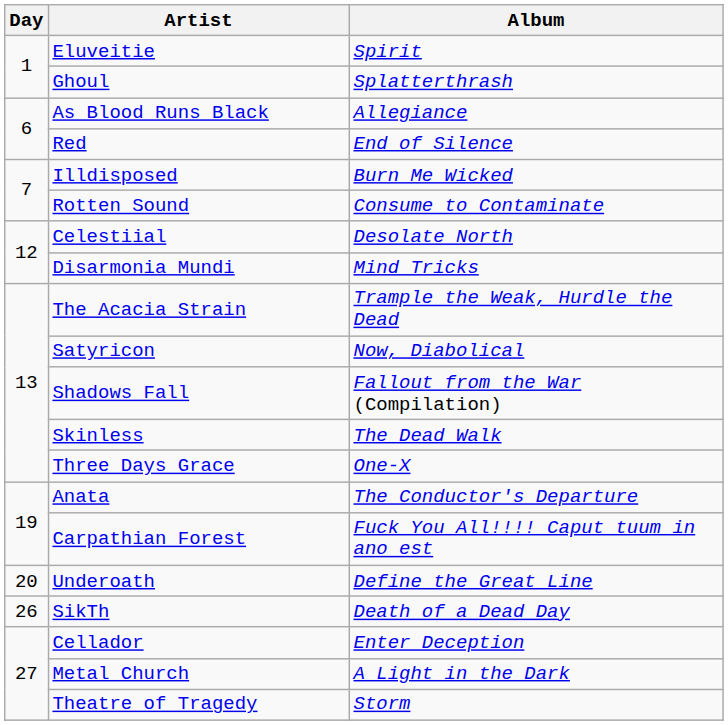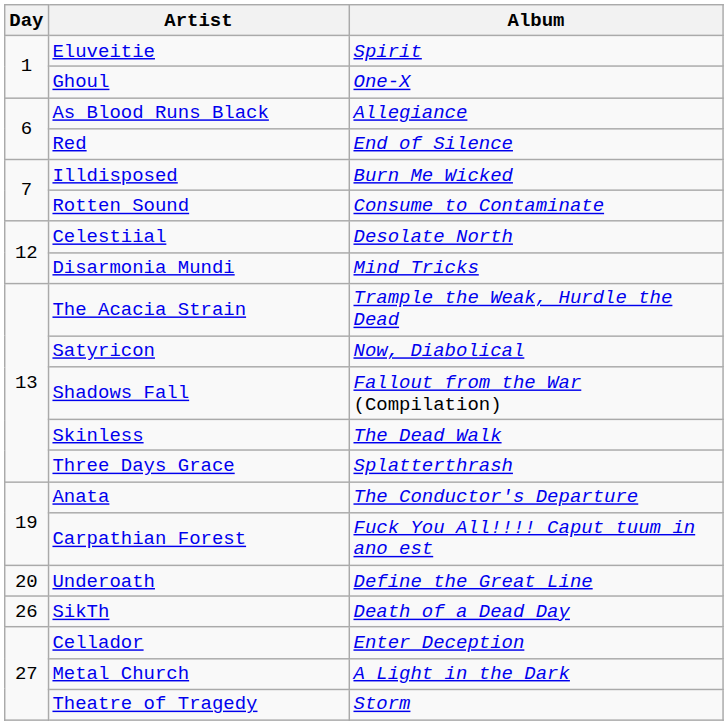(433, 82) Splatterthrash -> (382, 82) One-X
(382, 466) One-X -> (433, 466) Splatterthrash
